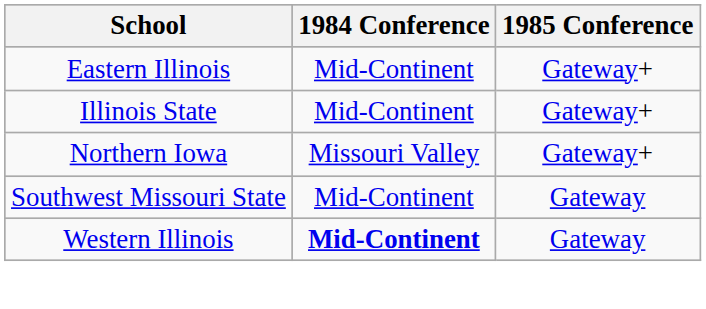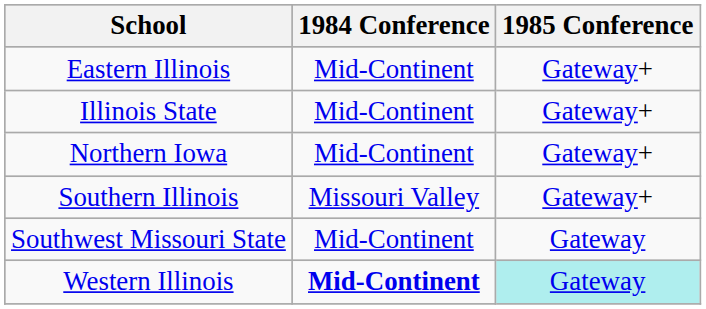(394, 153) Missouri Valley -> (394, 153) Mid-Continent
+ row: (148, 196)
(598, 238) no background -> (598, 281) paleturquoise background
